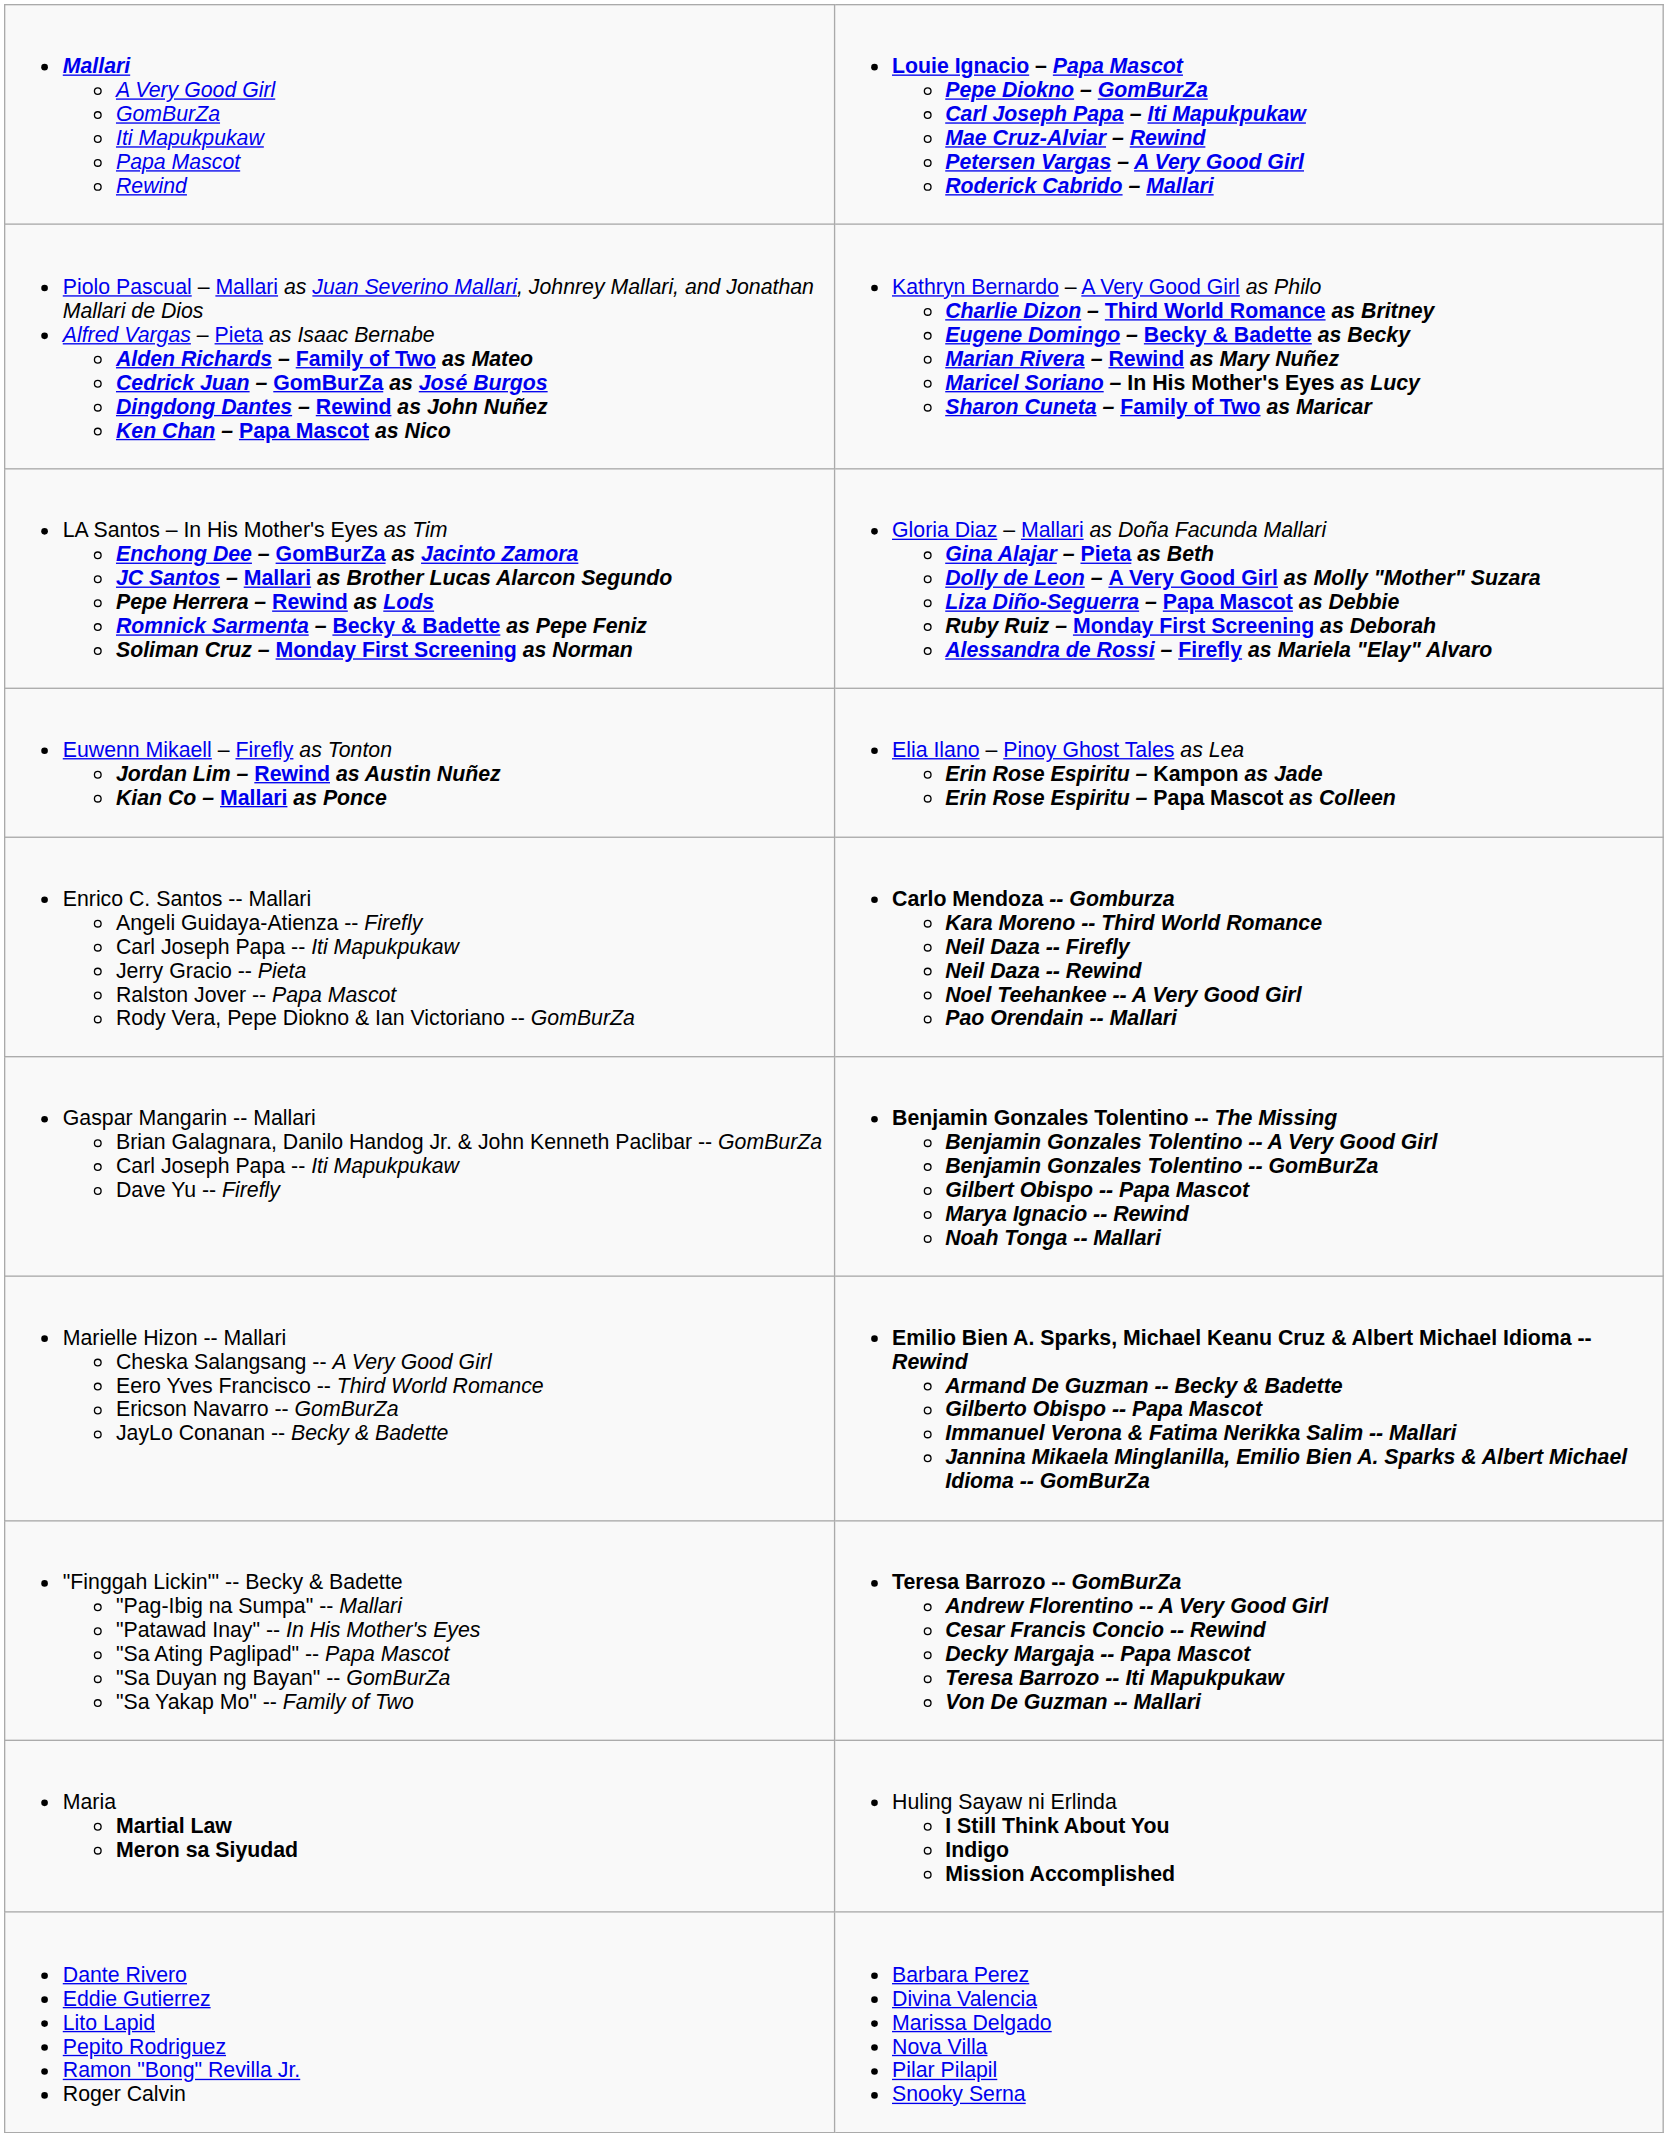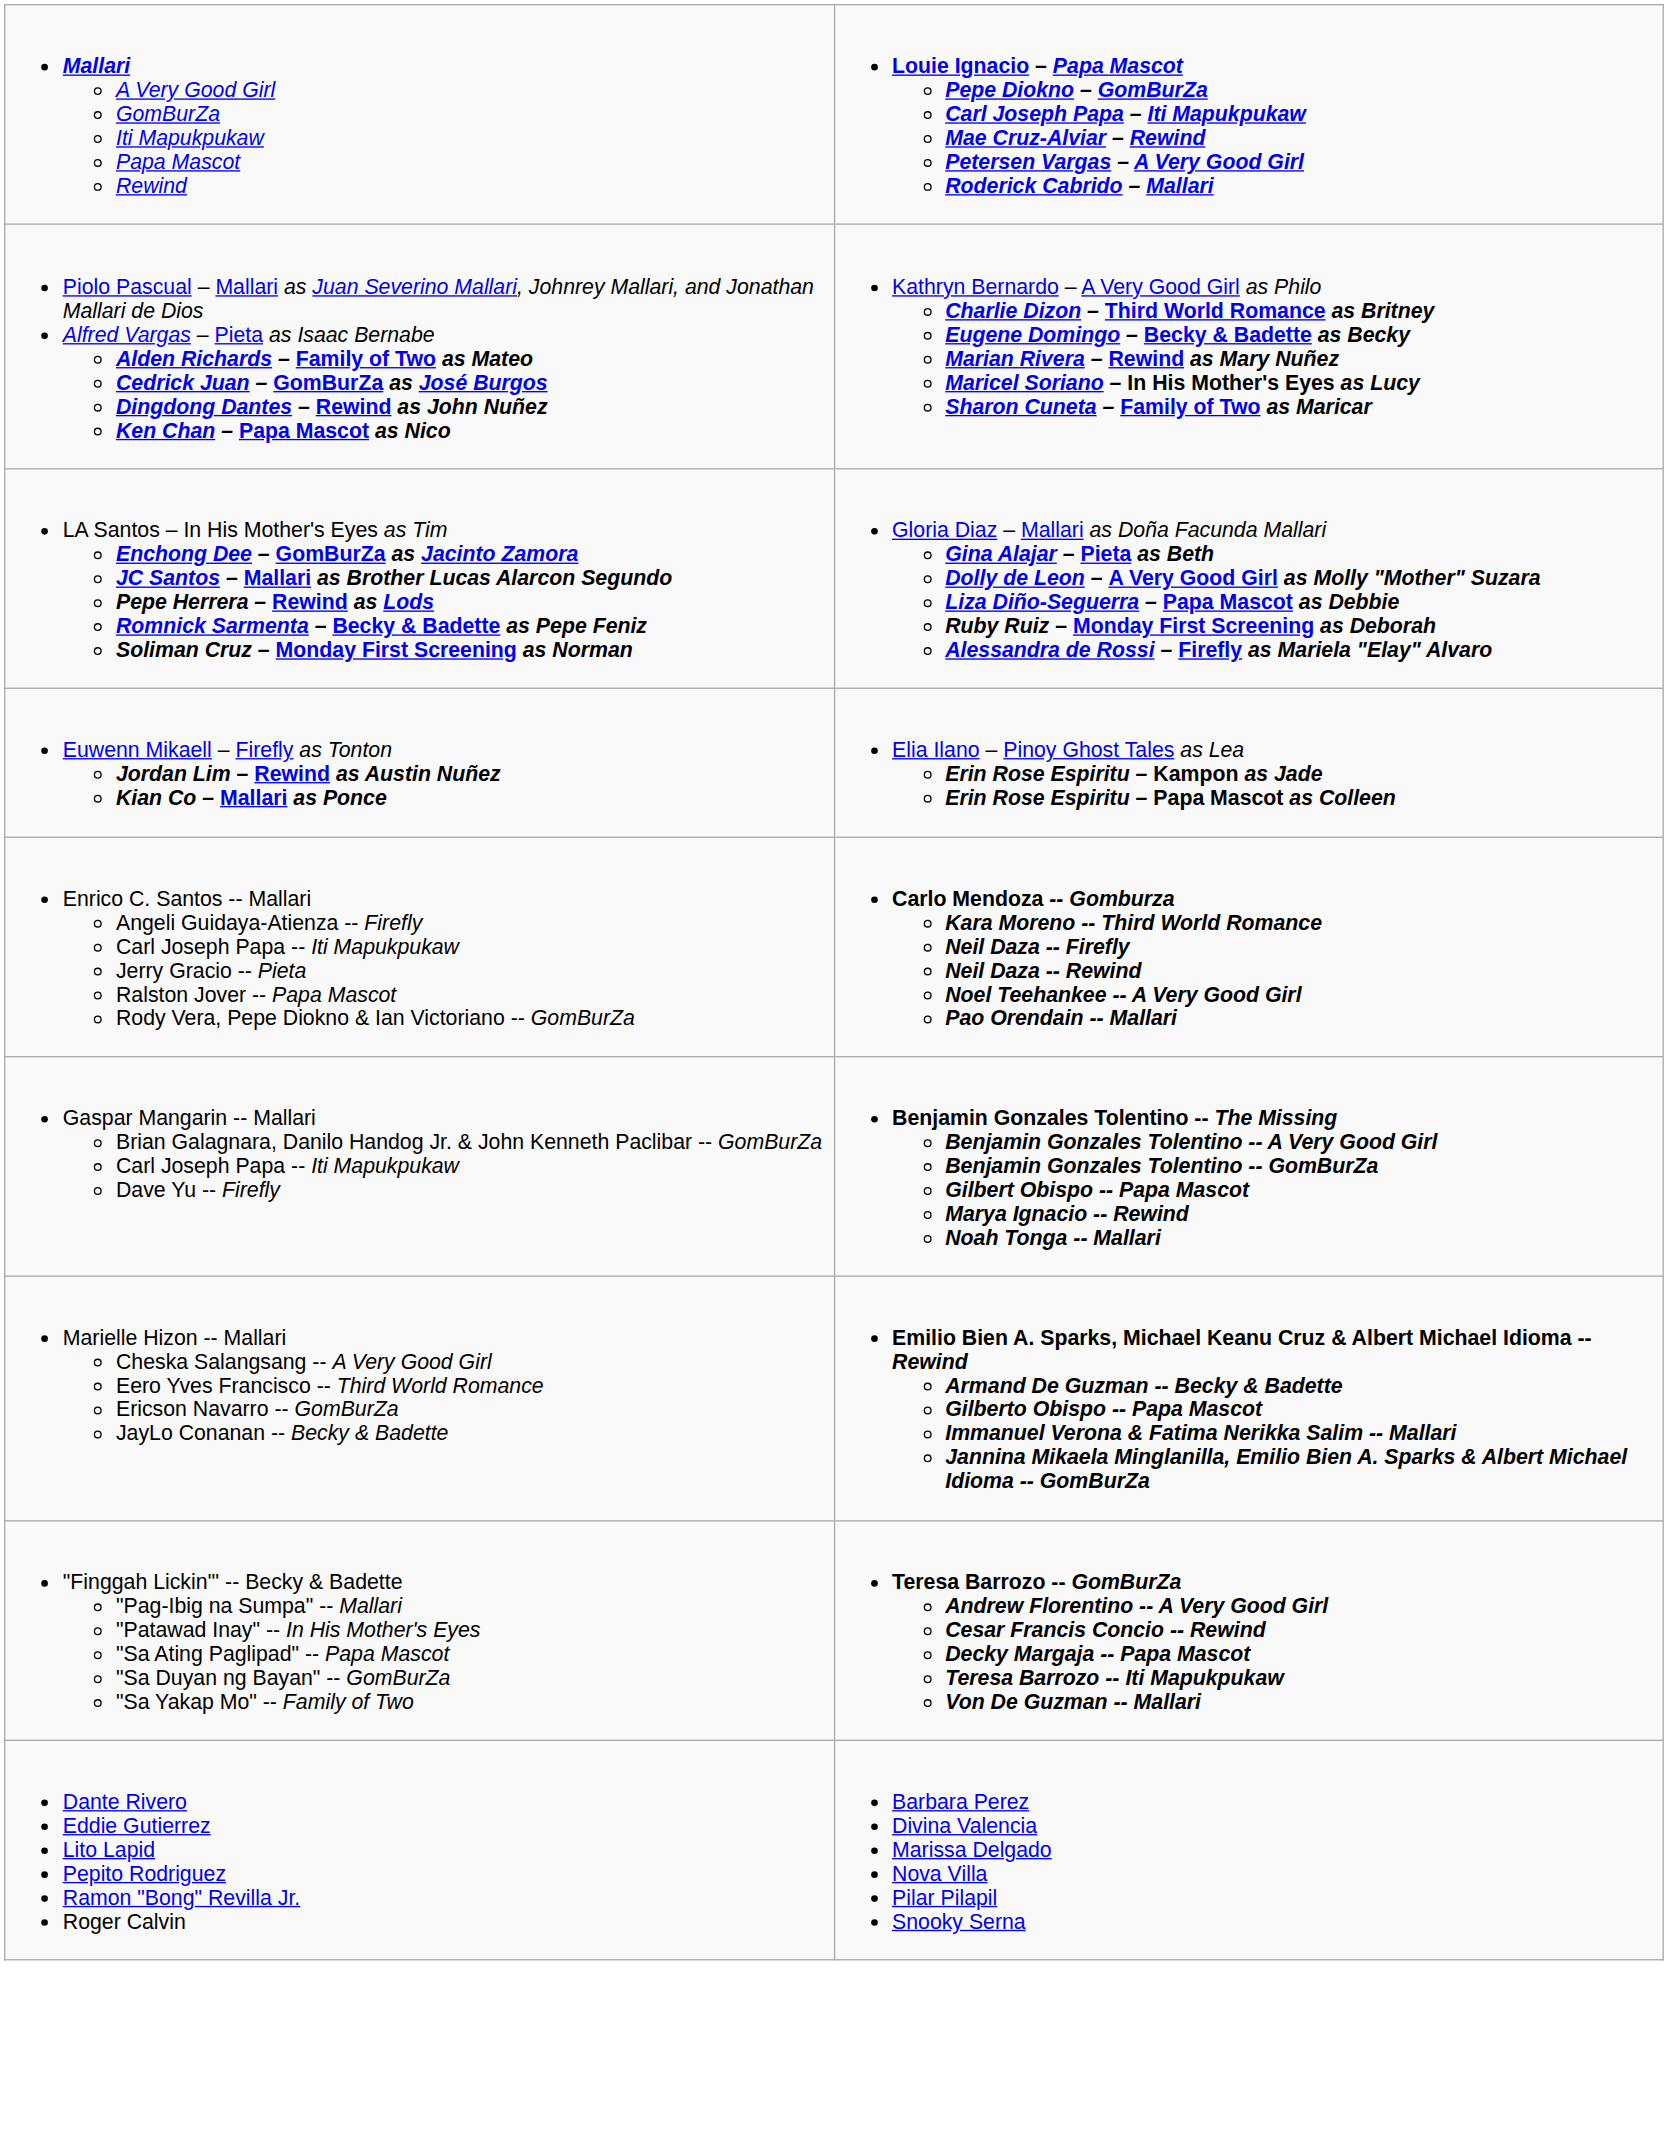- row: (419, 1826)
